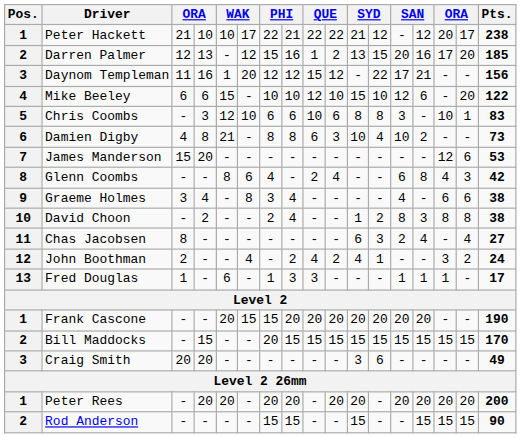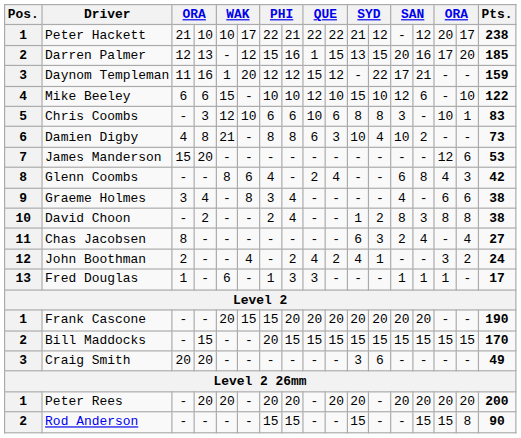(336, 56) 2 -> (336, 56) 15
(497, 76) 156 -> (497, 76) 159
(467, 96) 20 -> (467, 96) 10
(467, 422) 15 -> (467, 422) 8
